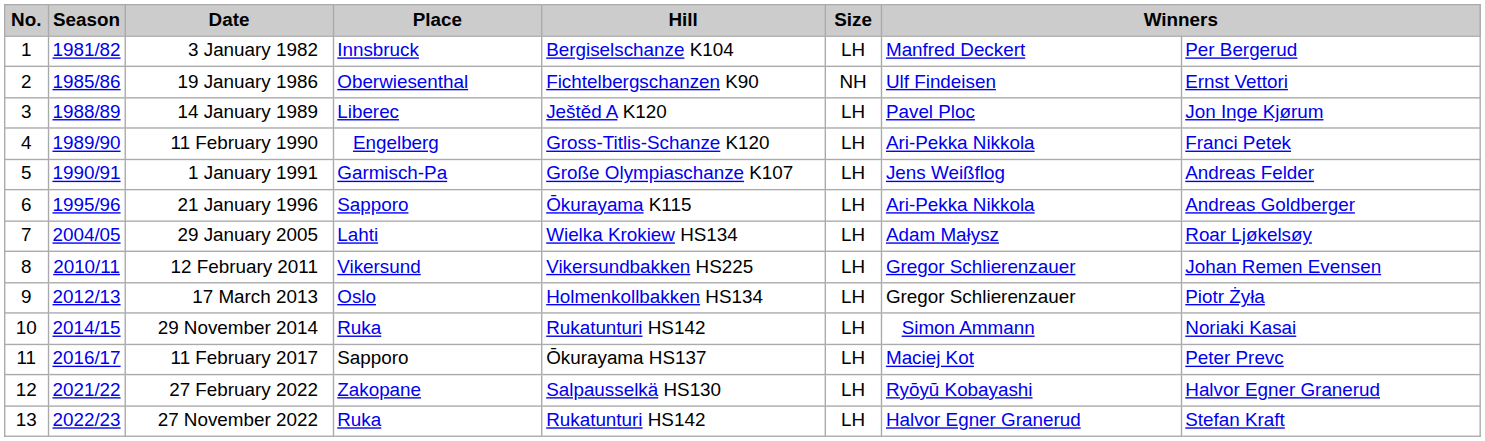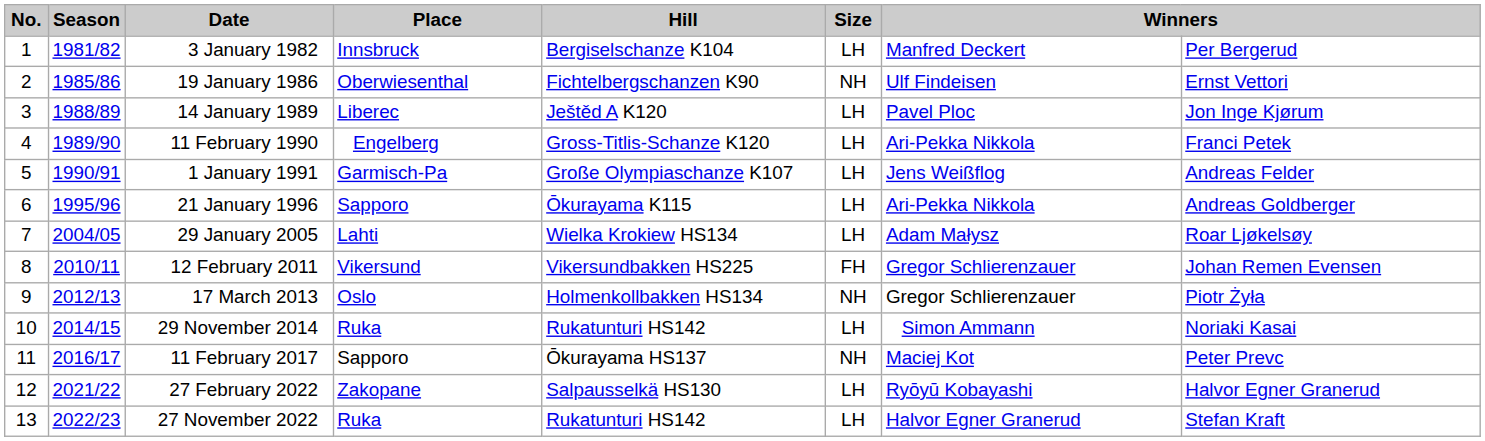(853, 266) LH -> (853, 266) FH
(853, 297) LH -> (853, 297) NH
(853, 358) LH -> (853, 358) NH
